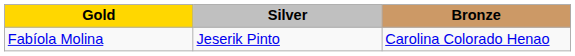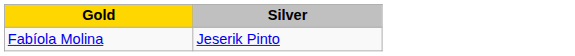- column: (476, 16)
